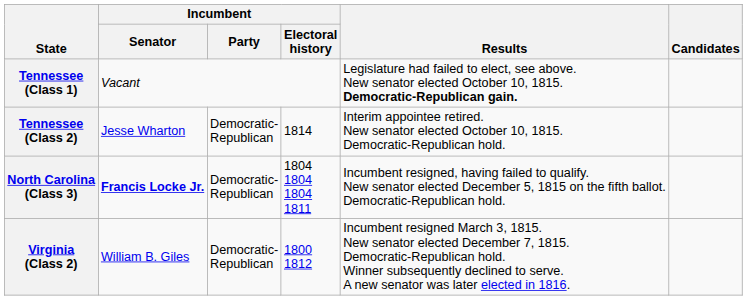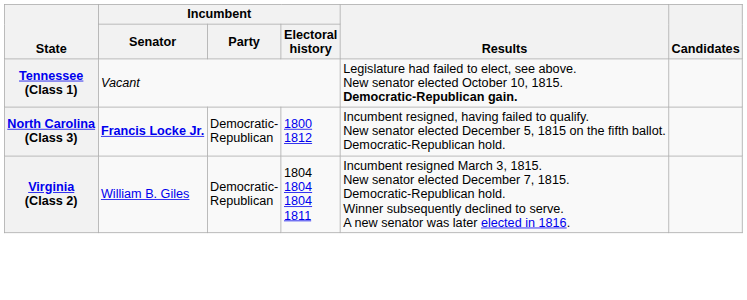- row: (51, 131)
(298, 187) 1804 1804 1804 1811 -> (298, 131) 1800 1812
(298, 256) 1800 1812 -> (298, 194) 1804 1804 1804 1811
